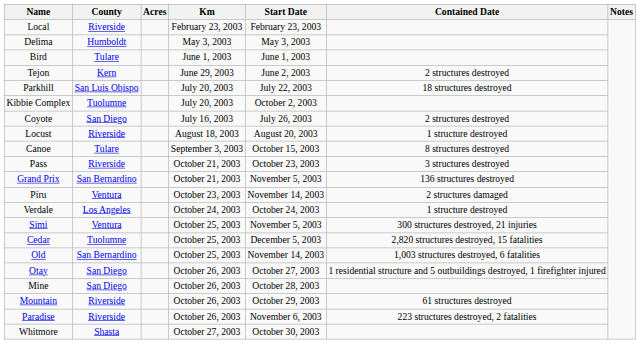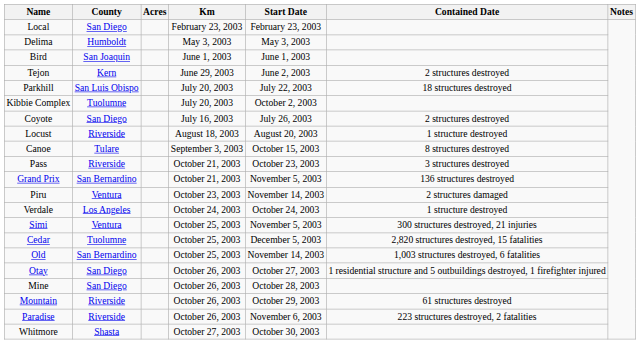(107, 27) Riverside -> (107, 27) San Diego
(107, 57) Tulare -> (107, 57) San Joaquin
